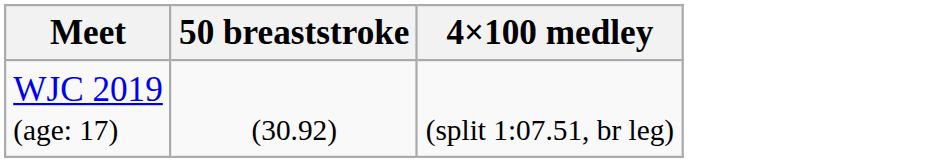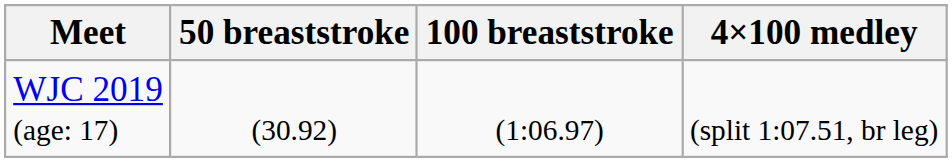+ column: (550, 32)
